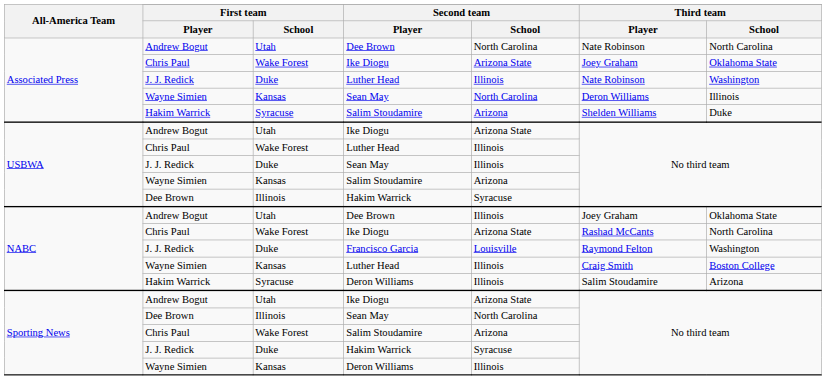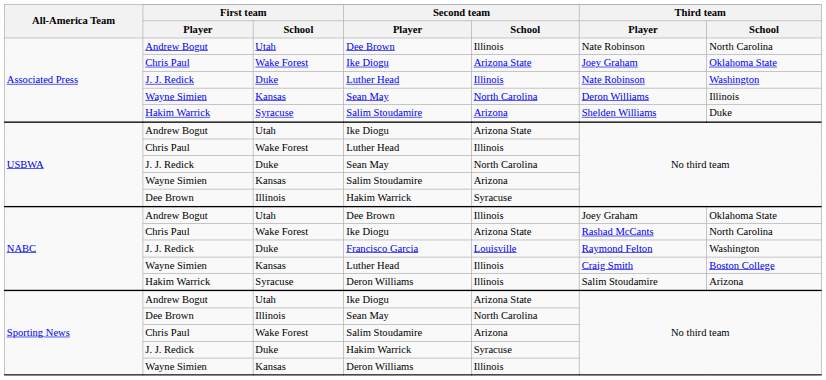(506, 46) North Carolina -> (489, 46) Illinois
(489, 164) Illinois -> (506, 164) North Carolina
